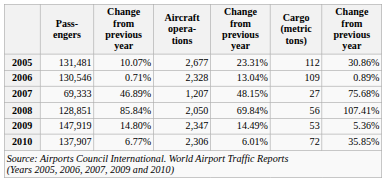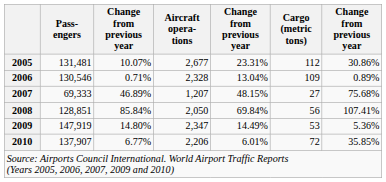(197, 142) 2,306 -> (197, 142) 2,206
